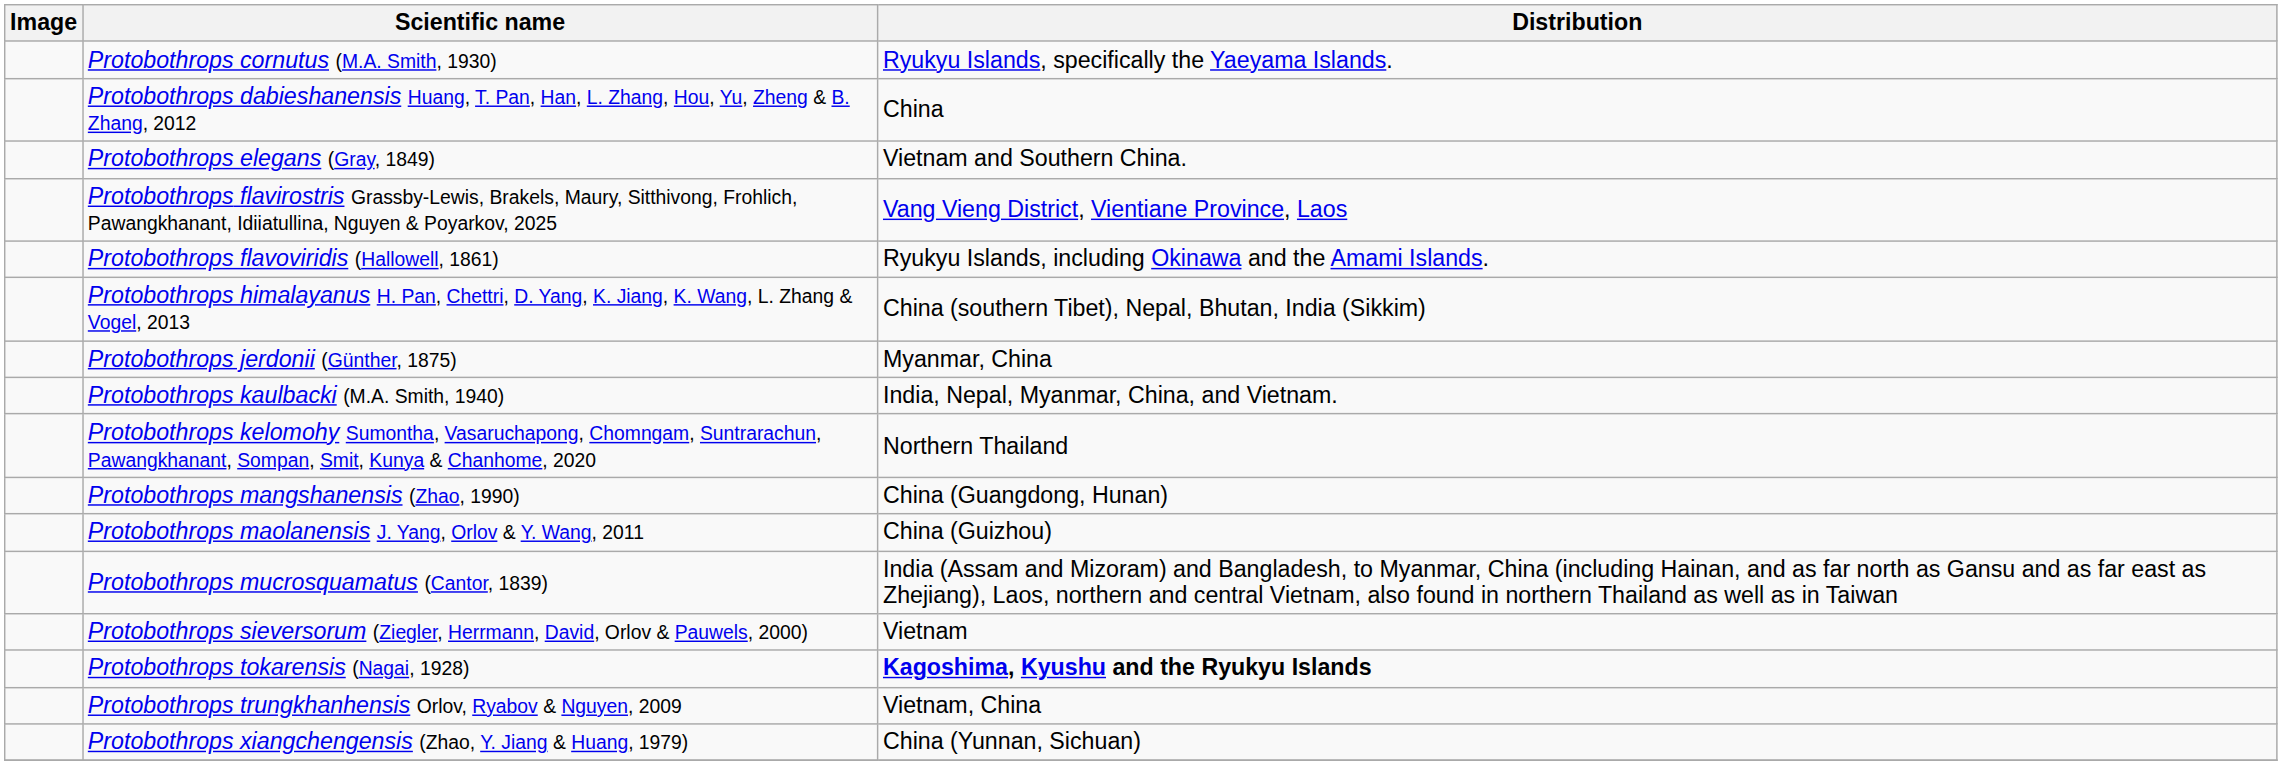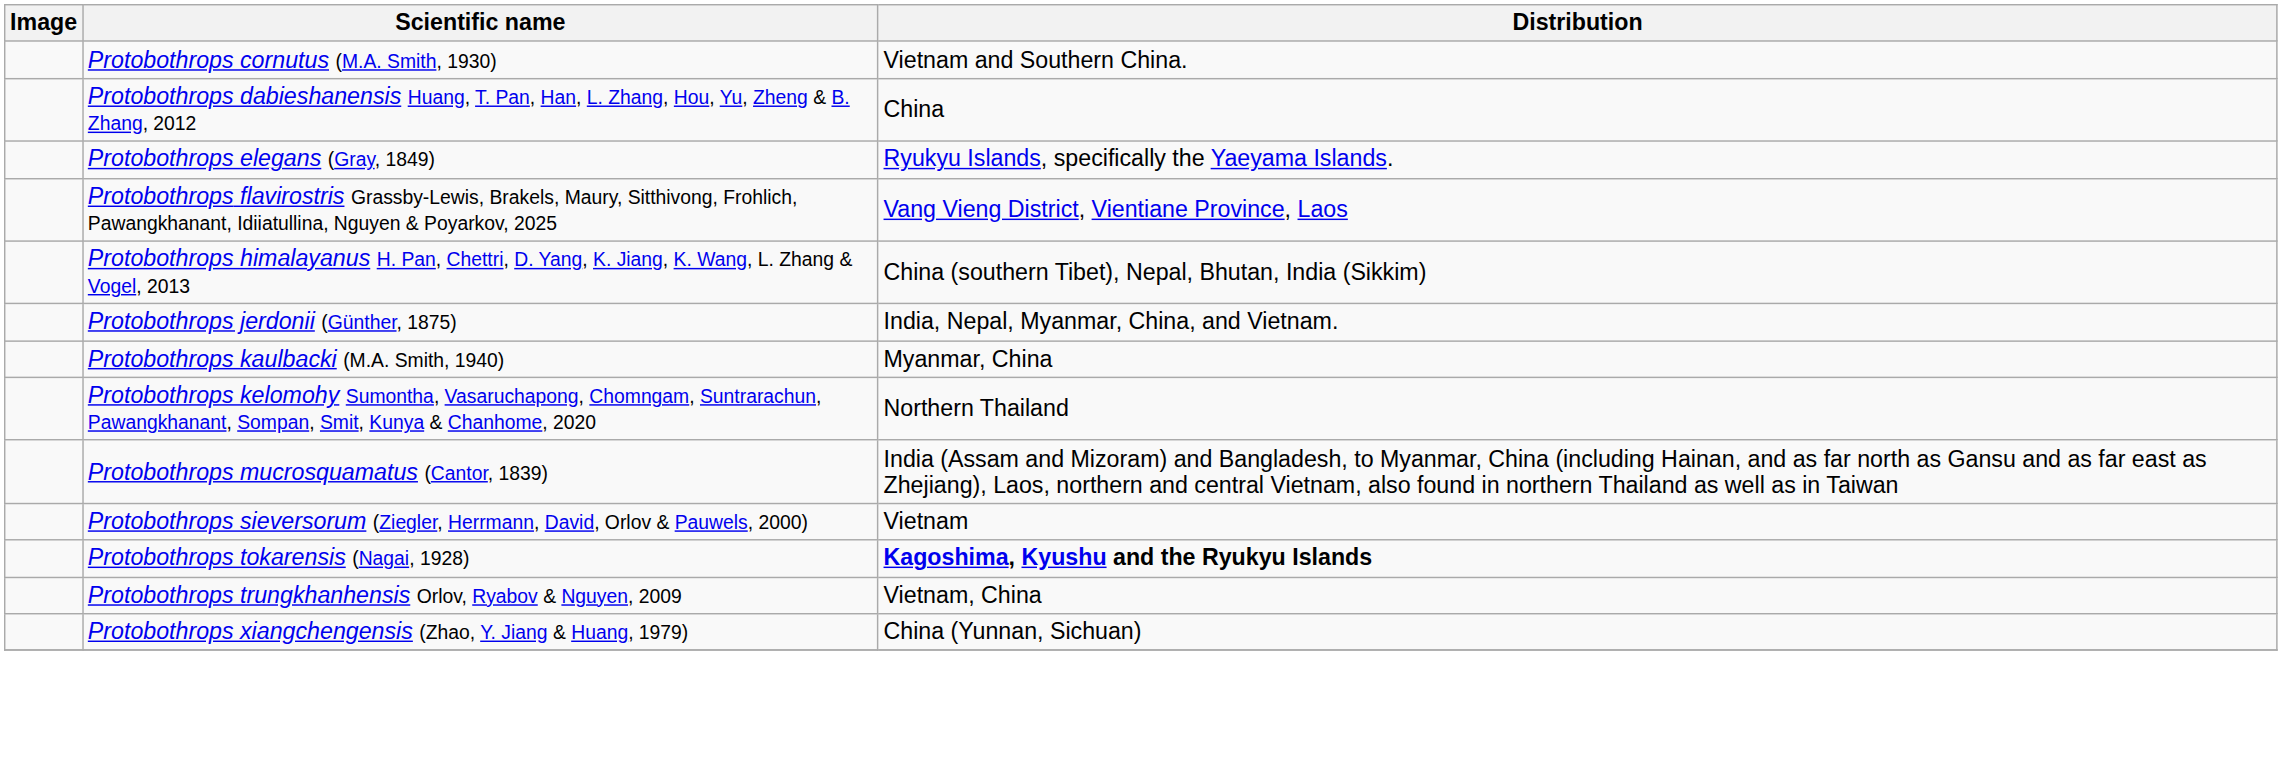(1138, 59) Ryukyu Islands, specifically the Yaeyama Islands. -> (1036, 59) Vietnam and Southern China.
(1035, 159) Vietnam and Southern China. -> (1138, 159) Ryukyu Islands, specifically the Yaeyama Islands.
- row: (293, 259)
(967, 358) Myanmar, China -> (1111, 321) India, Nepal, Myanmar, China, and Vietnam.
(1110, 395) India, Nepal, Myanmar, China, and Vietnam. -> (968, 358) Myanmar, China
- row: (304, 495)
- row: (366, 532)
